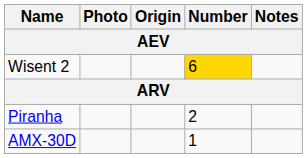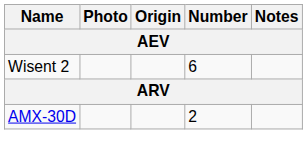(193, 66) gold background -> (193, 66) no background
- row: (35, 116)
(193, 141) 1 -> (193, 116) 2
